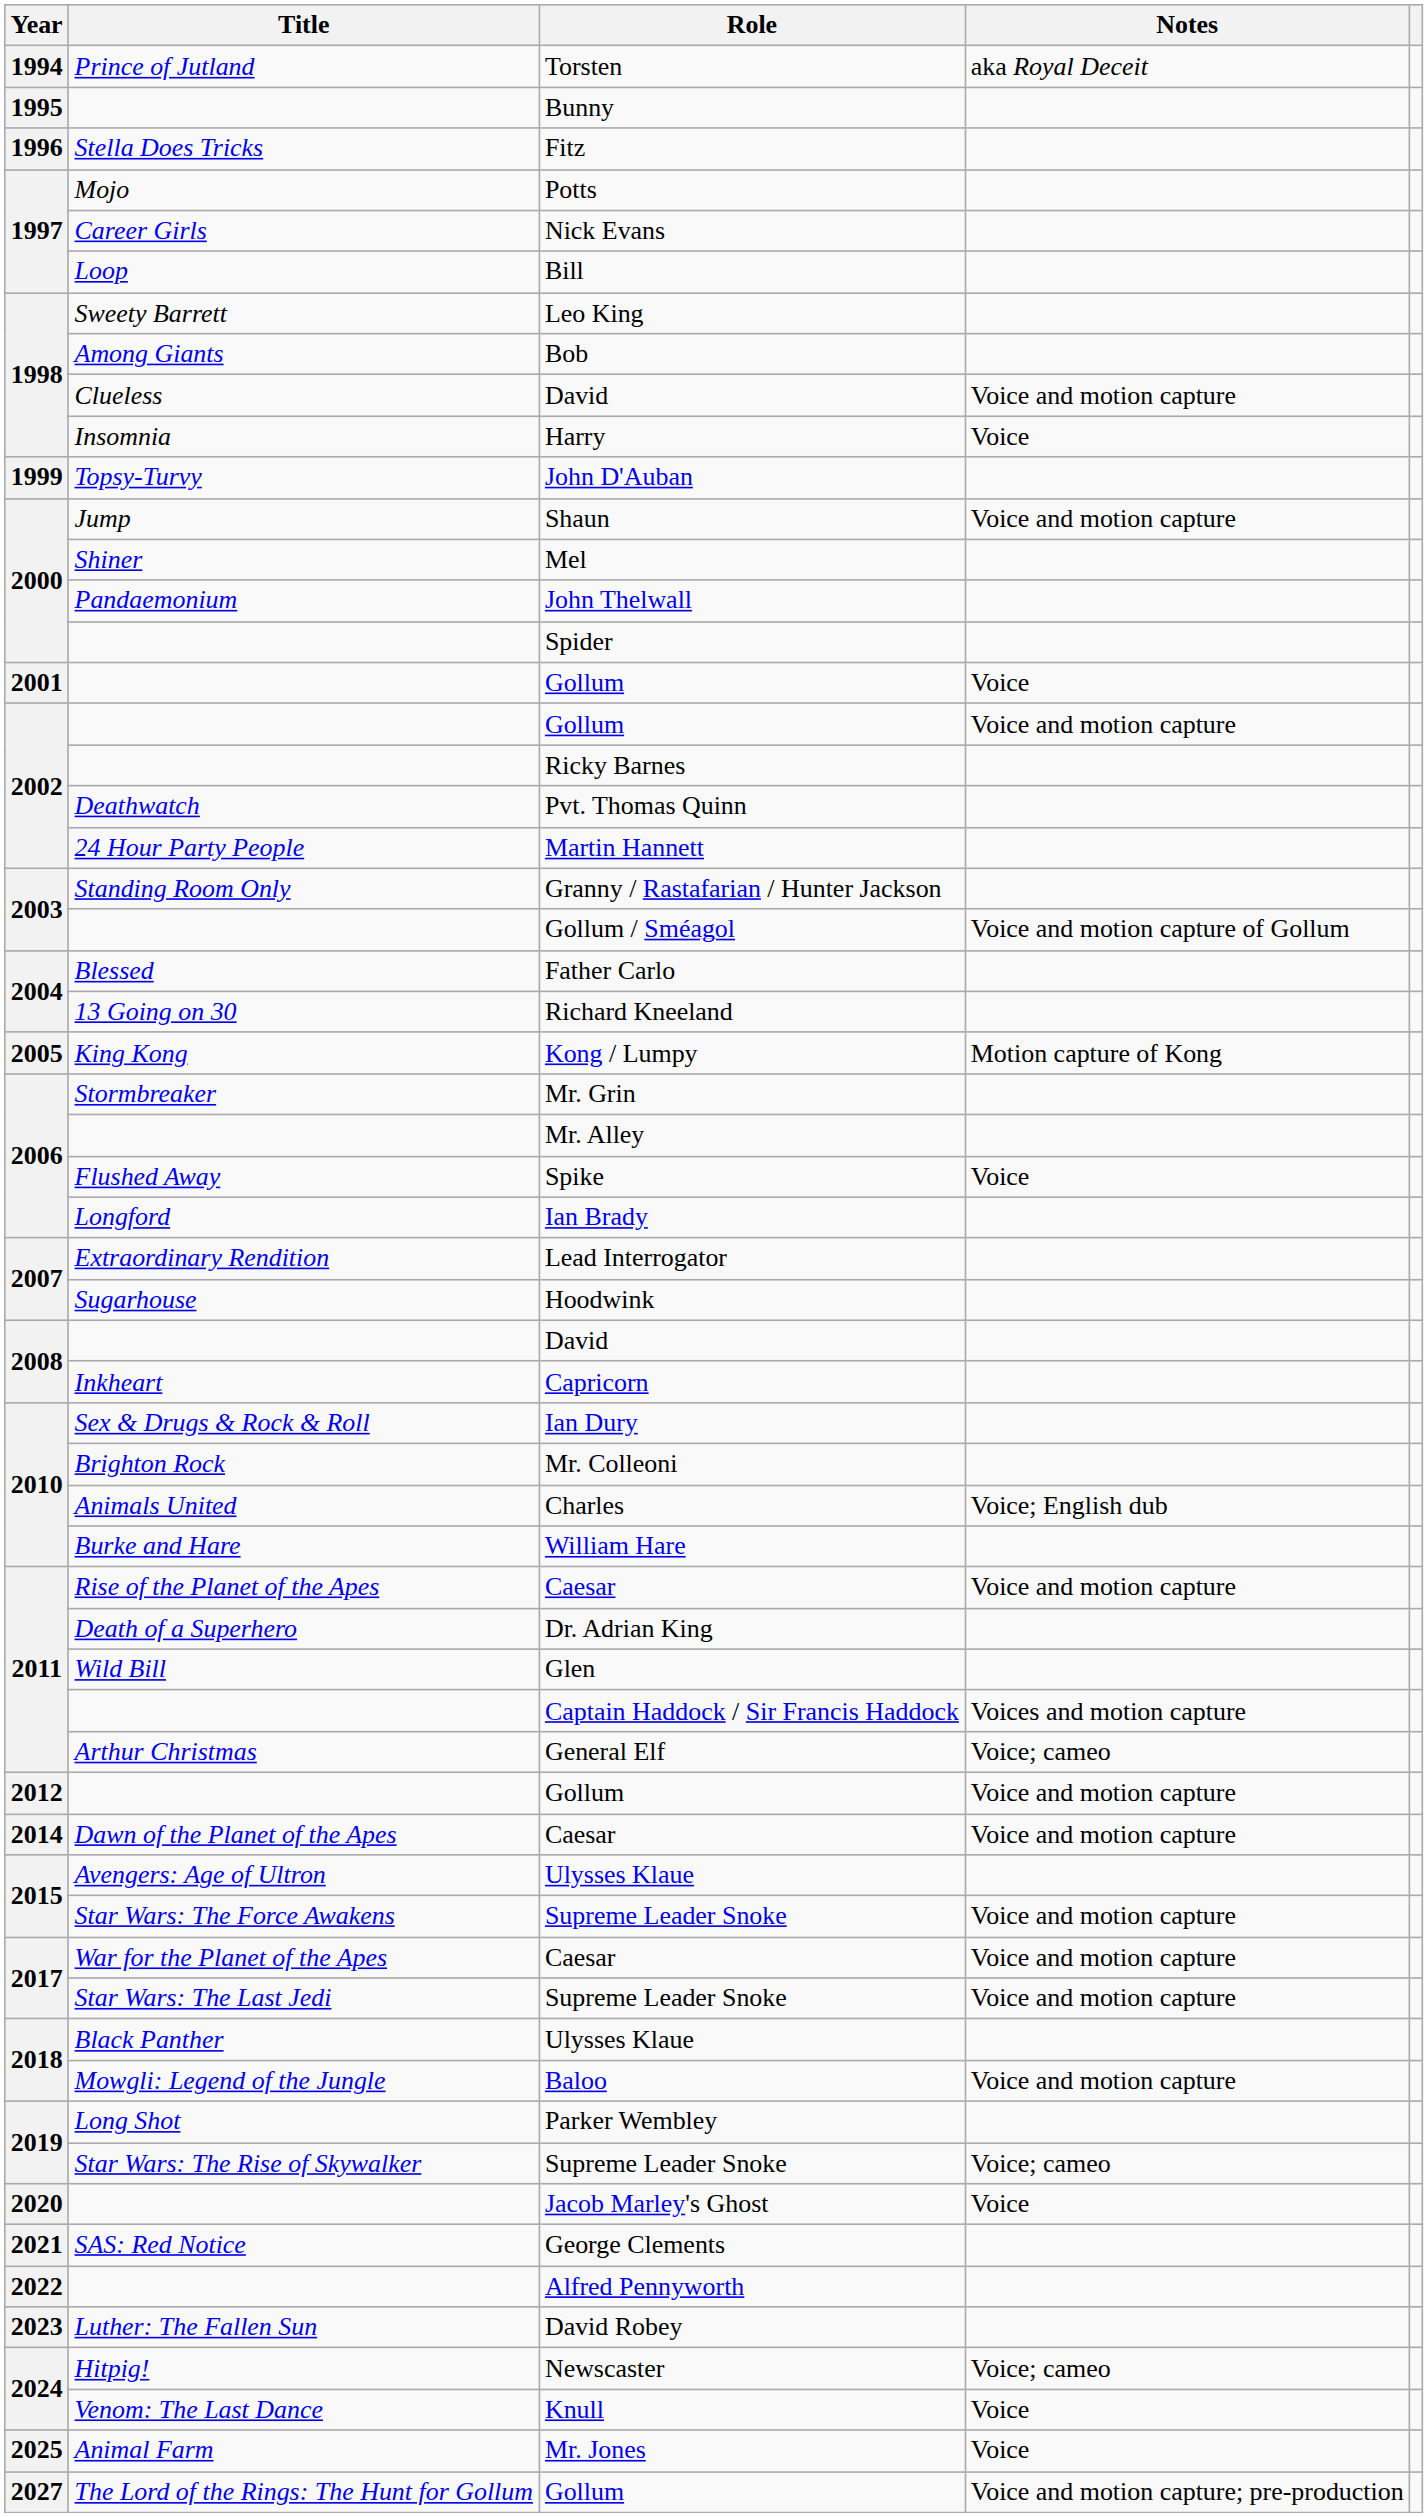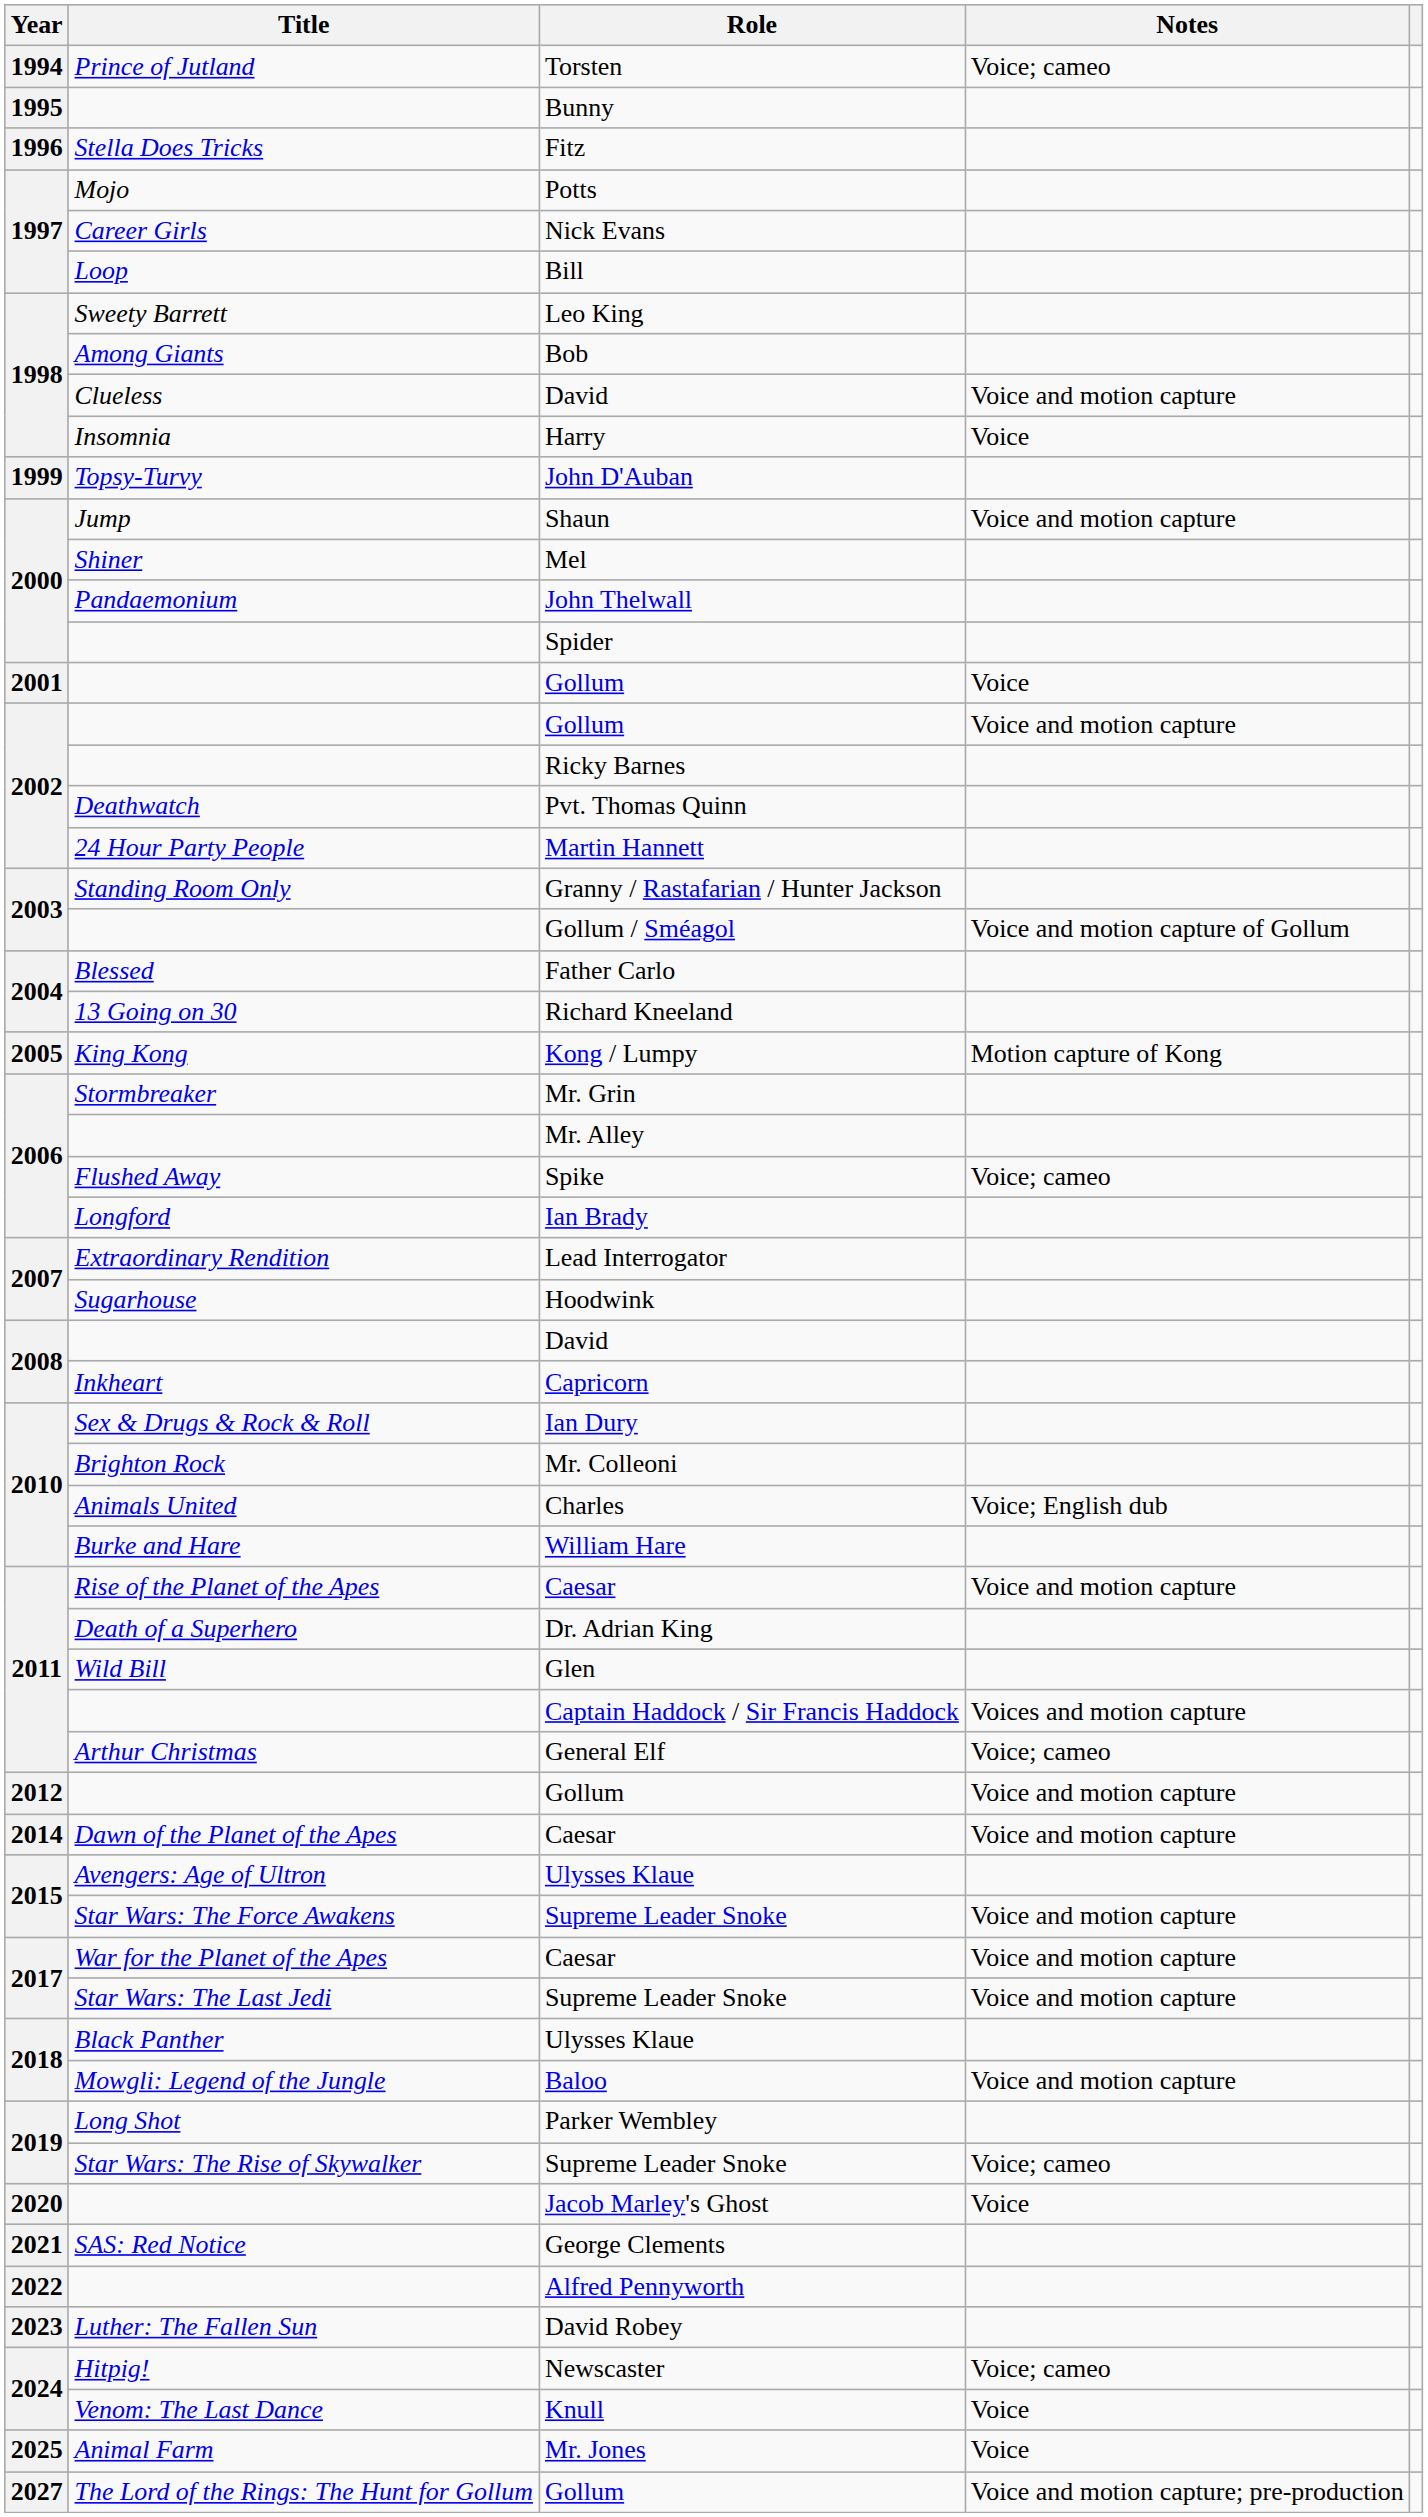(1059, 66) aka Royal Deceit -> (1041, 66) Voice; cameo
(1000, 1176) Voice -> (1041, 1176) Voice; cameo
